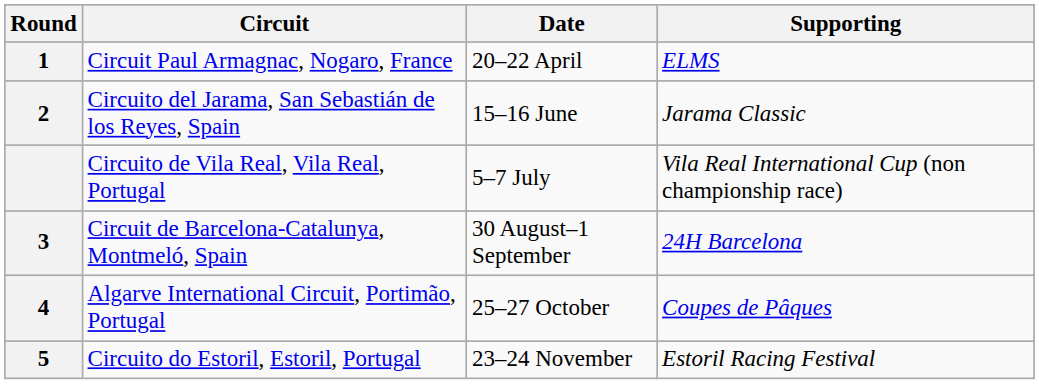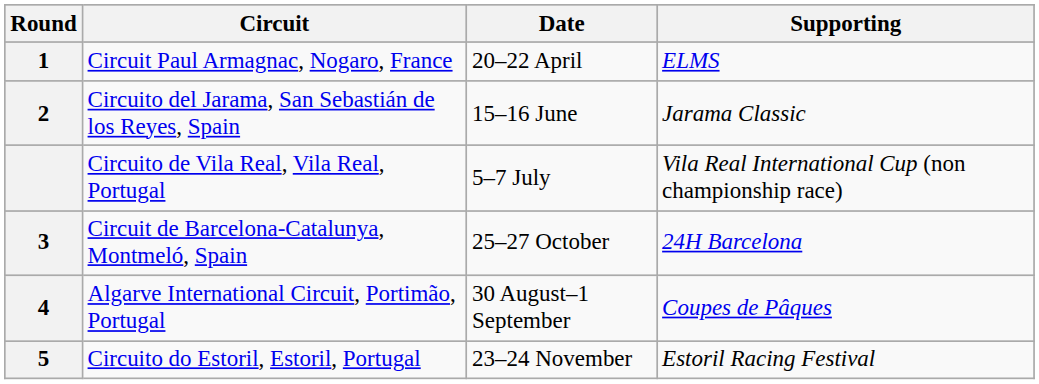(530, 242) 30 August–1 September -> (541, 242) 25–27 October
(541, 307) 25–27 October -> (530, 307) 30 August–1 September
